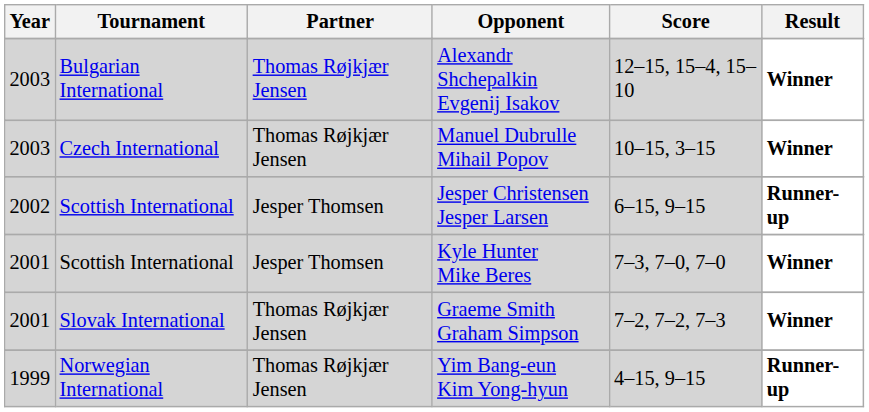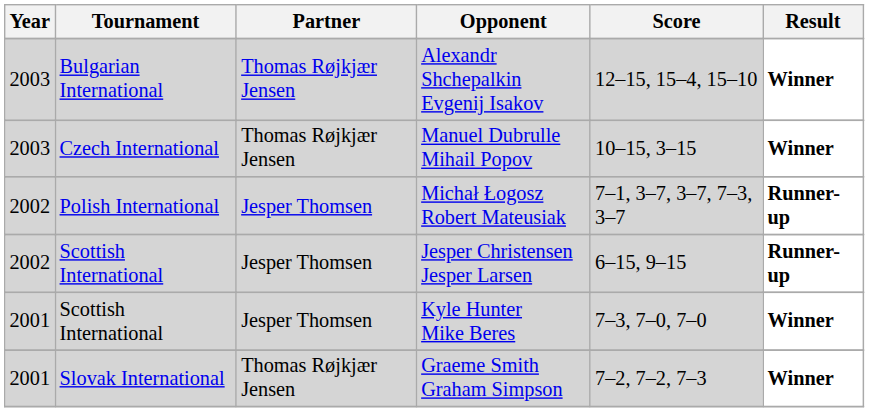+ row: (494, 205)
- row: (503, 378)
